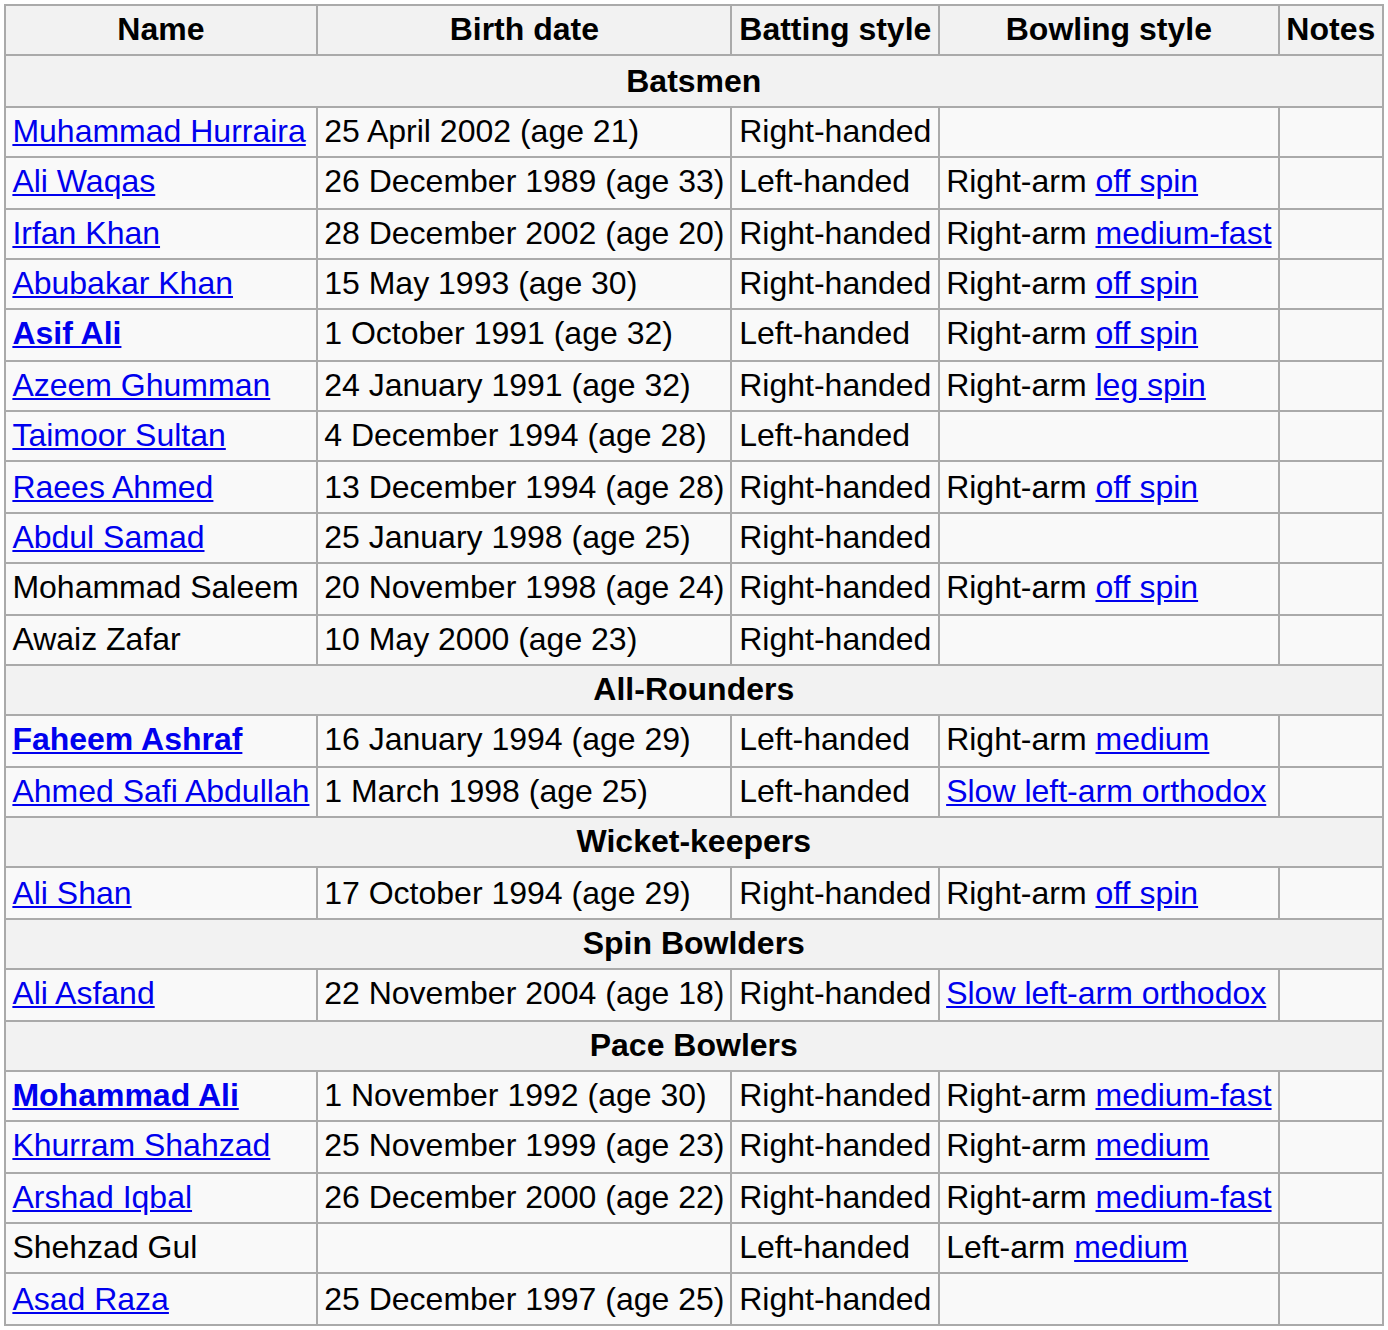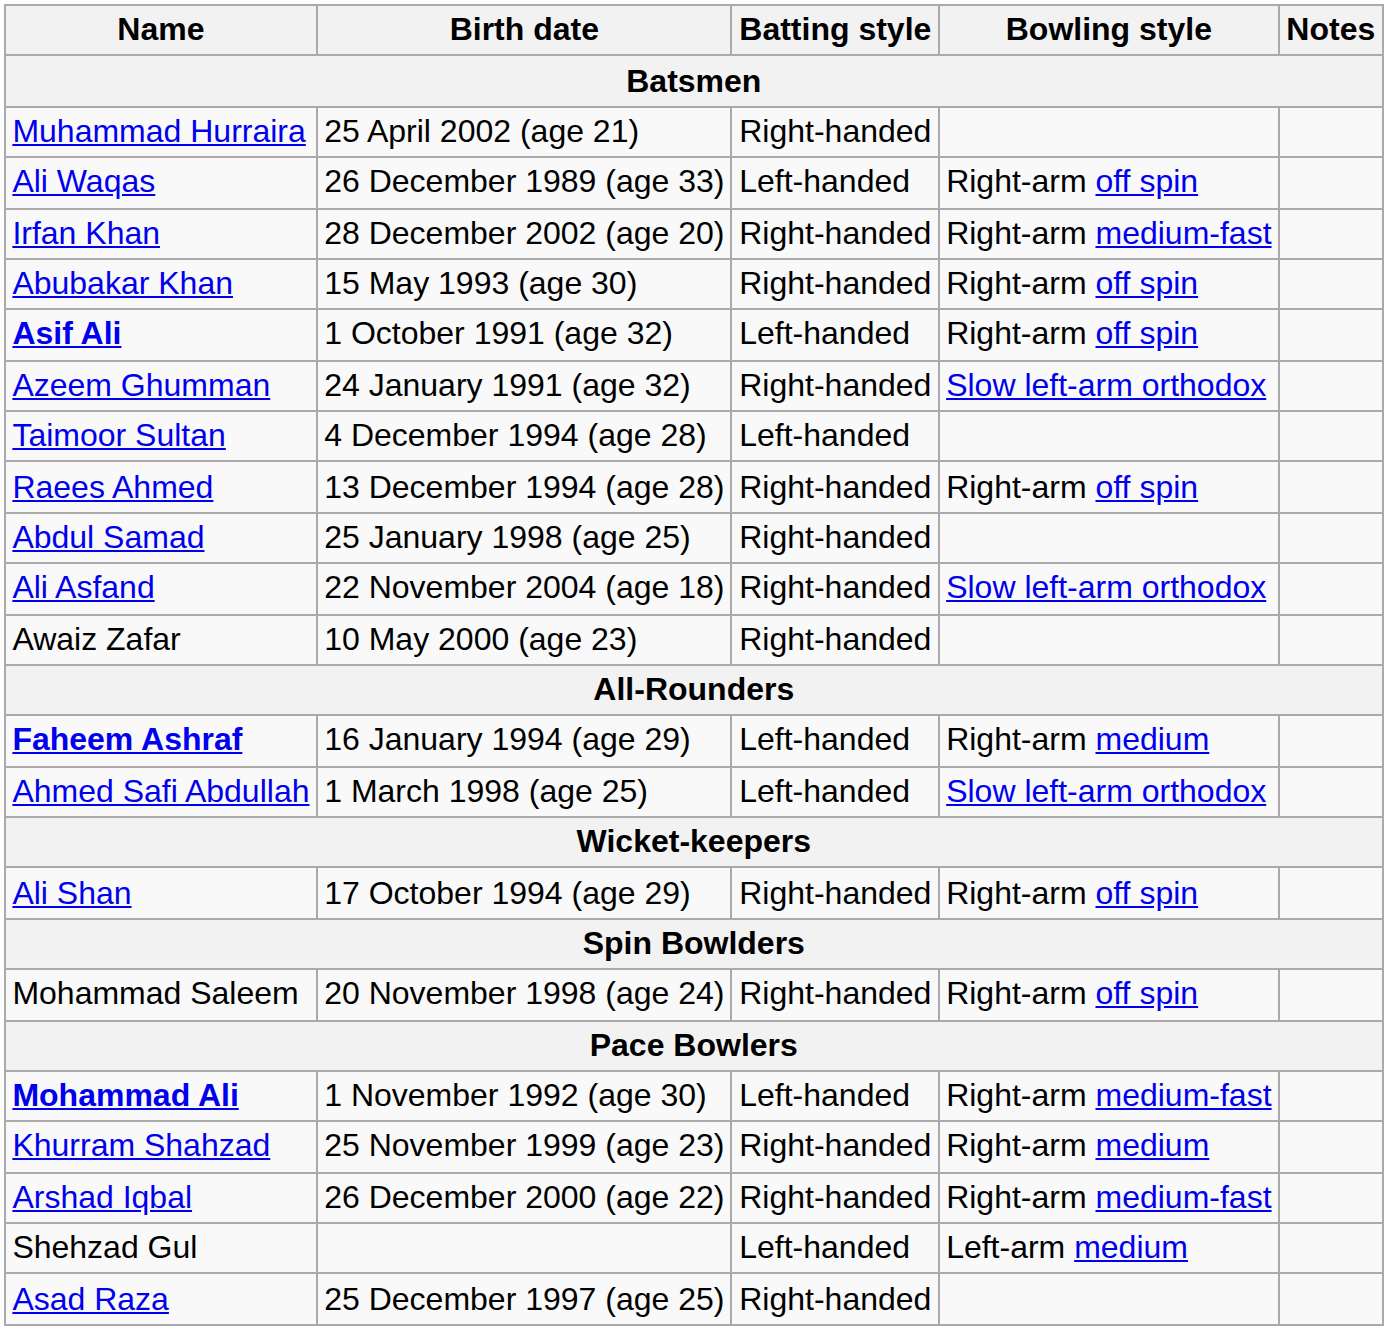(1076, 385) Right-arm leg spin -> (1106, 385) Slow left-arm orthodox
rows swapped: (156, 588) <-> (84, 994)
(835, 1095) Right-handed -> (825, 1095) Left-handed
